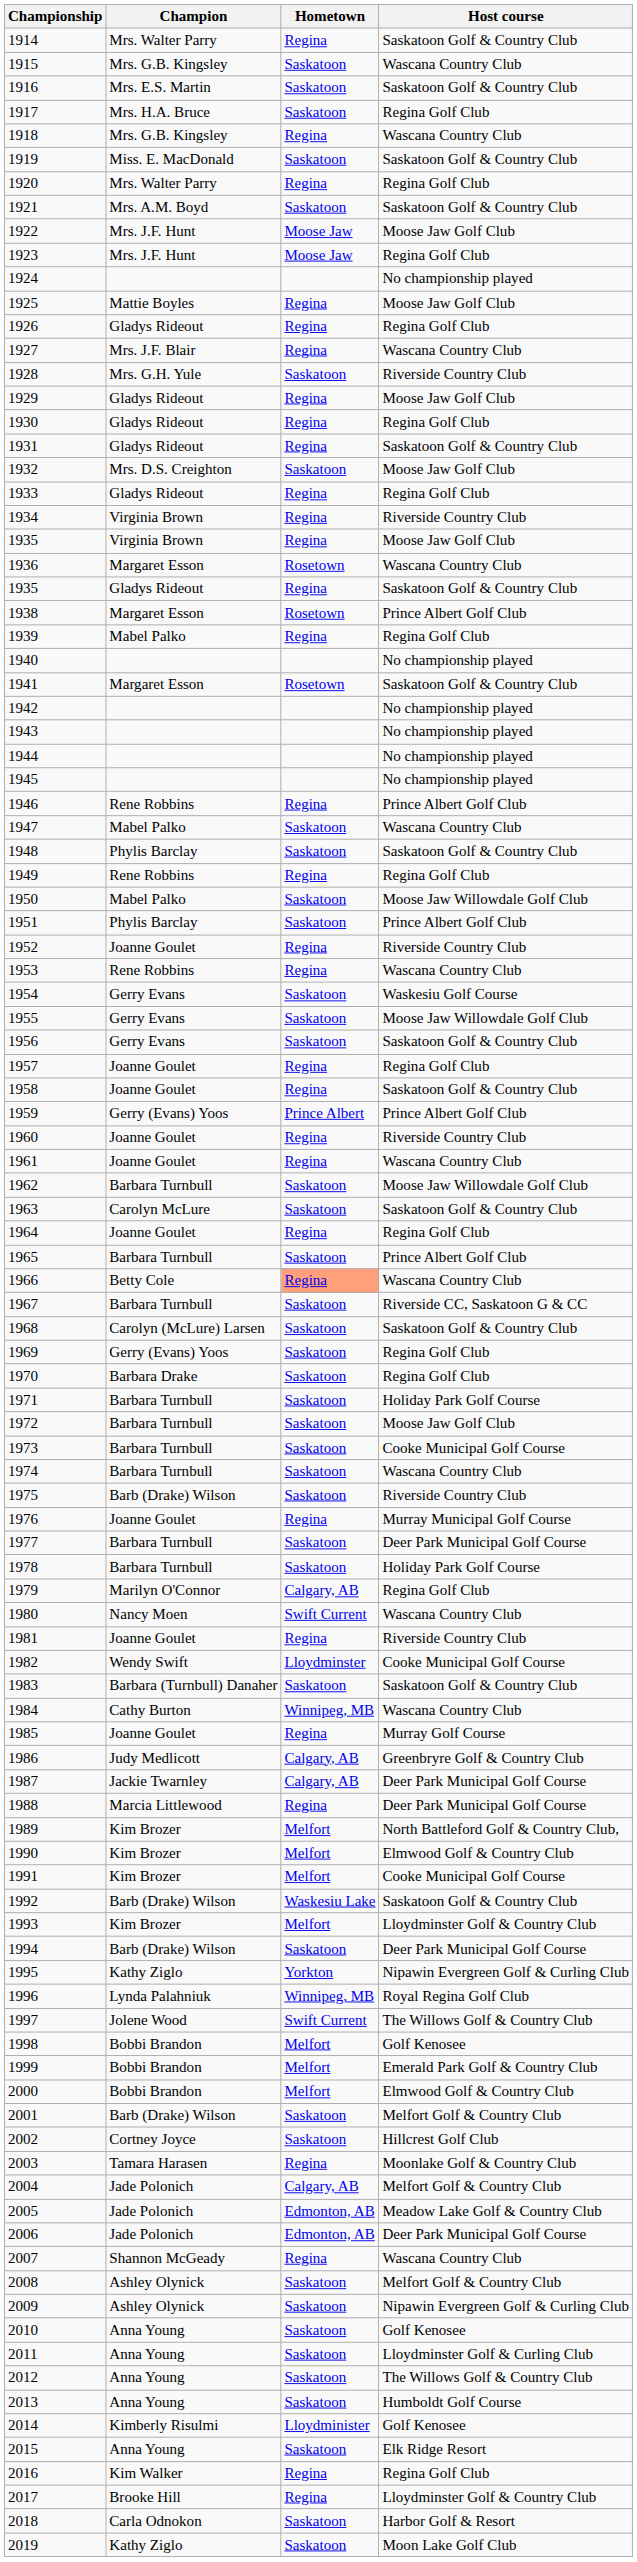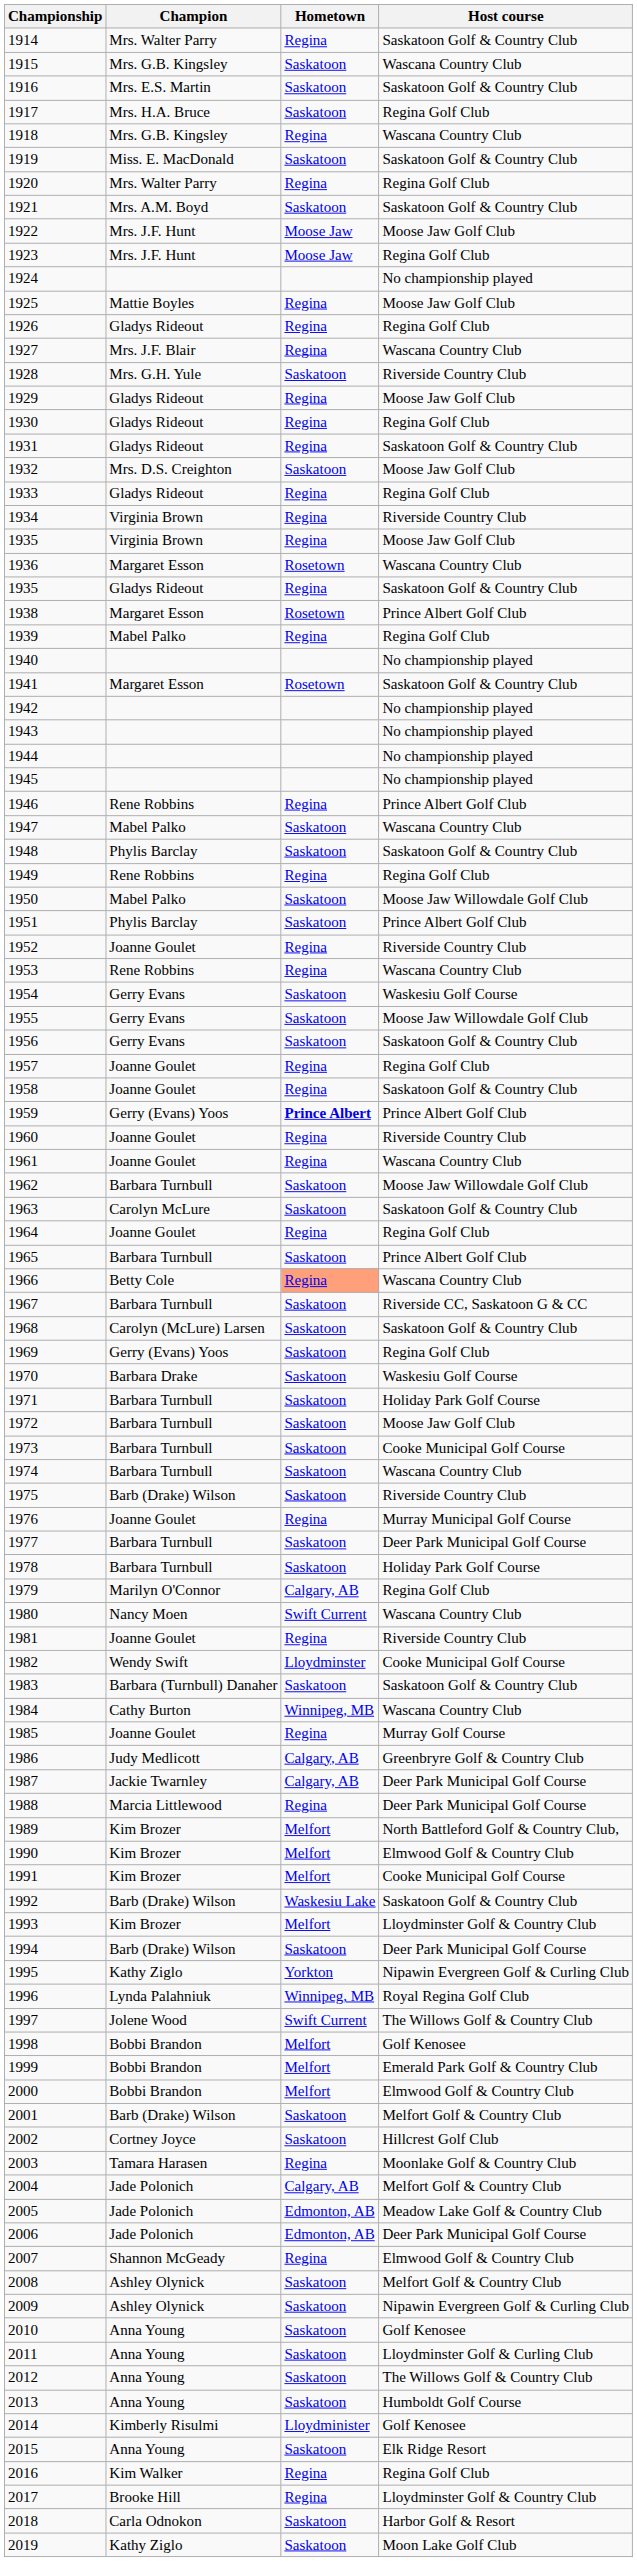(324, 1113) normal -> (328, 1113) bold
(436, 1376) Regina Golf Club -> (450, 1376) Waskesiu Golf Course
(452, 2258) Wascana Country Club -> (478, 2258) Elmwood Golf & Country Club
